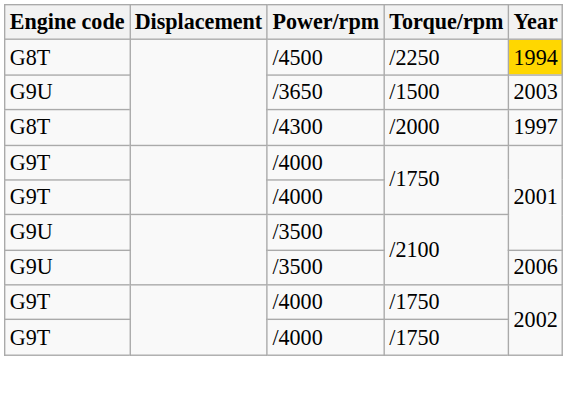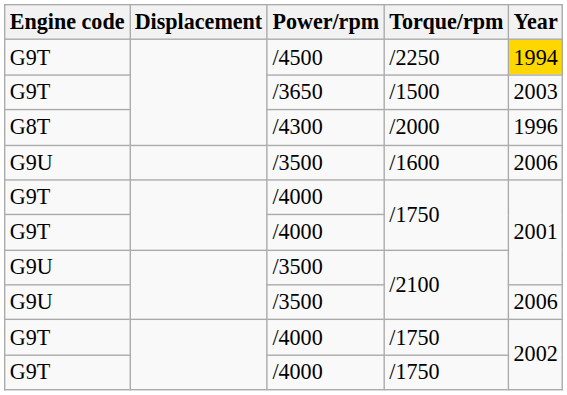(30, 57) G8T -> (30, 57) G9T
(31, 92) G9U -> (30, 92) G9T
(536, 127) 1997 -> (536, 127) 1996
+ row: (298, 162)
